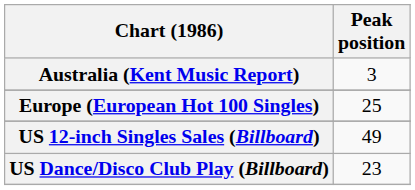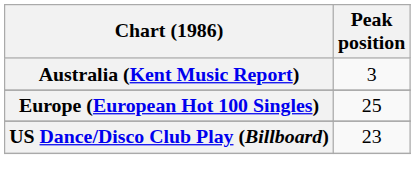- row: (169, 136)
